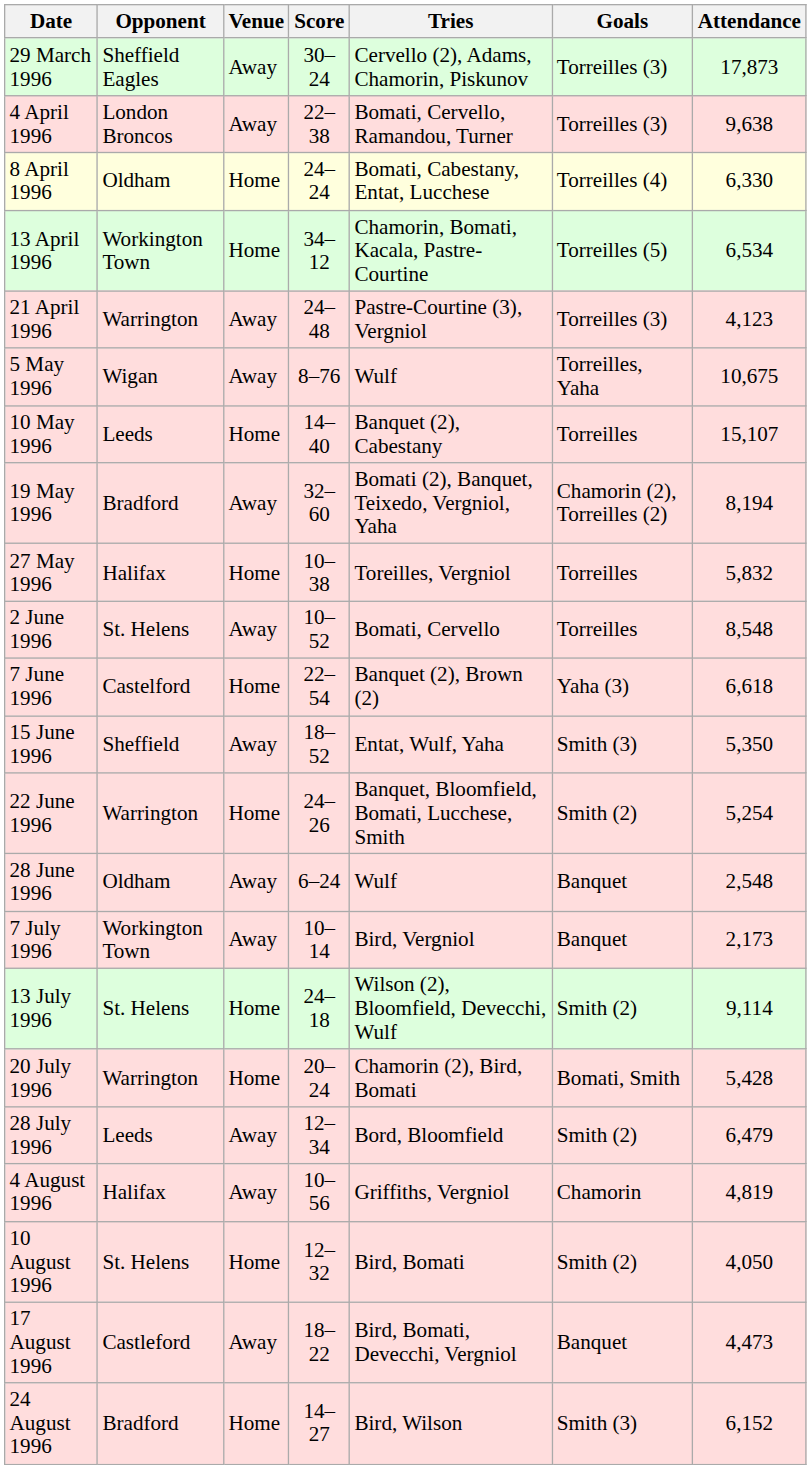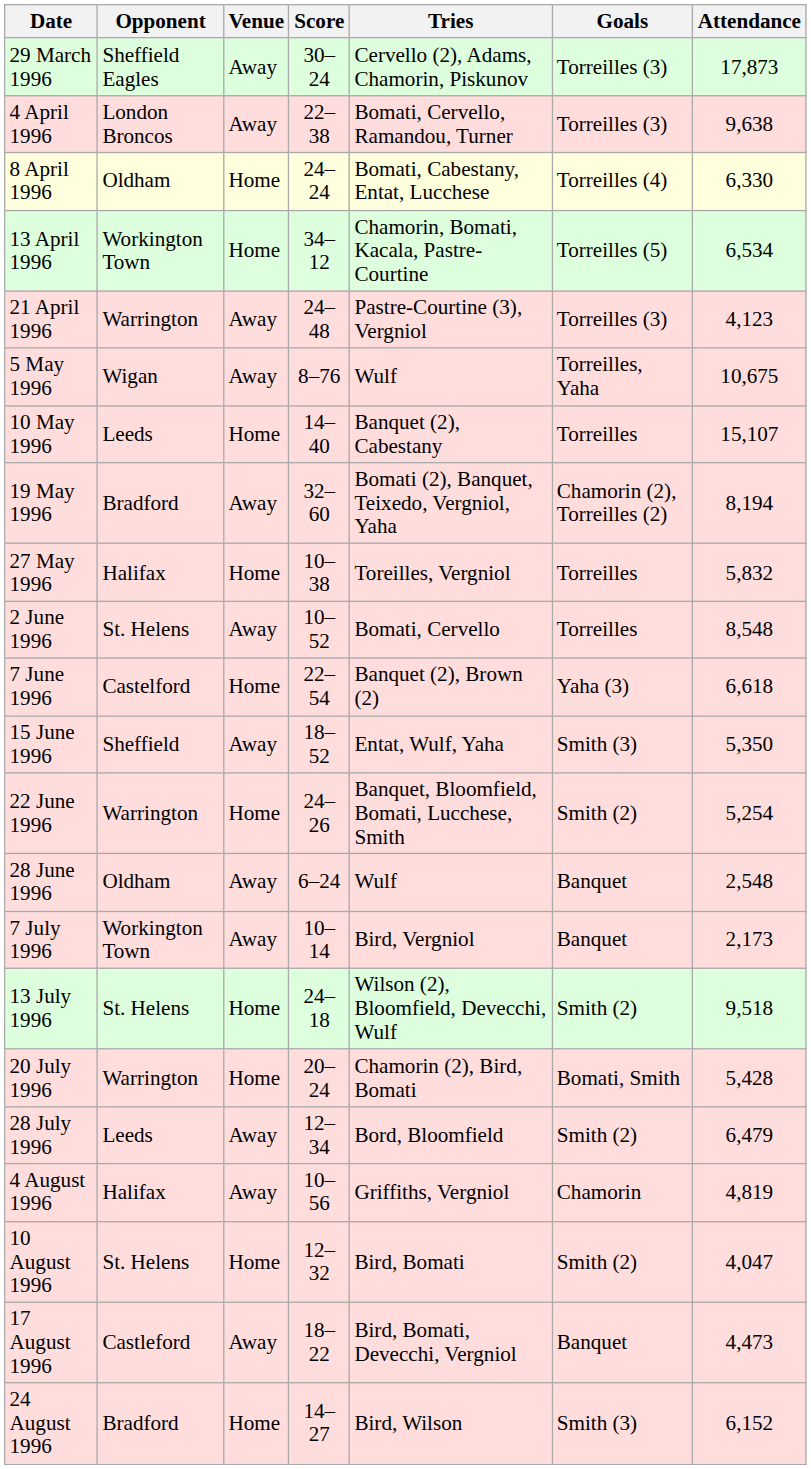(749, 1008) 9,114 -> (749, 1008) 9,518
(749, 1261) 4,050 -> (749, 1261) 4,047
